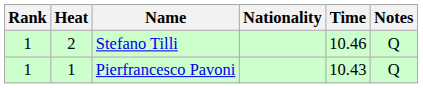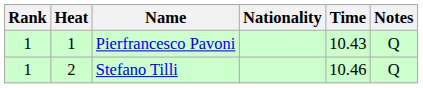rows swapped: (166, 69) <-> (137, 43)
